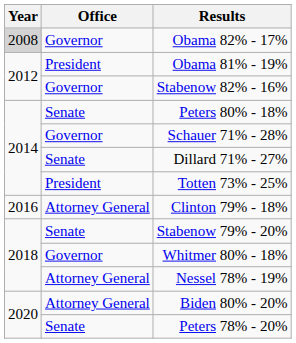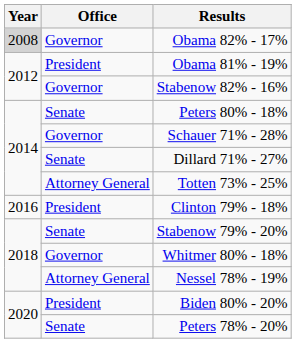(73, 183) President -> (97, 183) Attorney General
(97, 207) Attorney General -> (73, 207) President
(97, 302) Attorney General -> (73, 302) President
